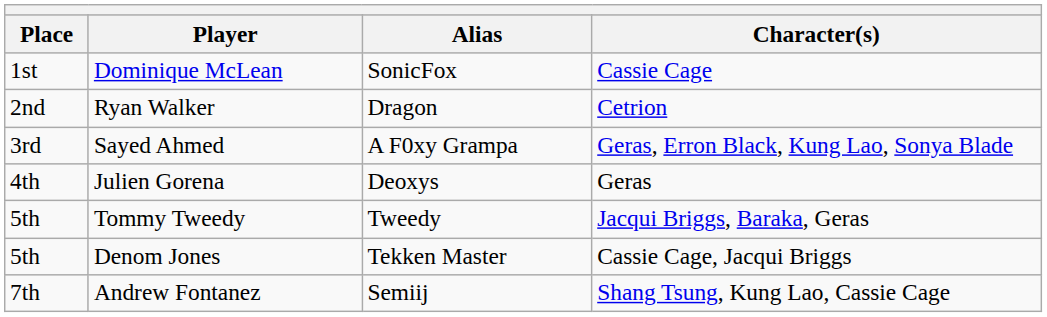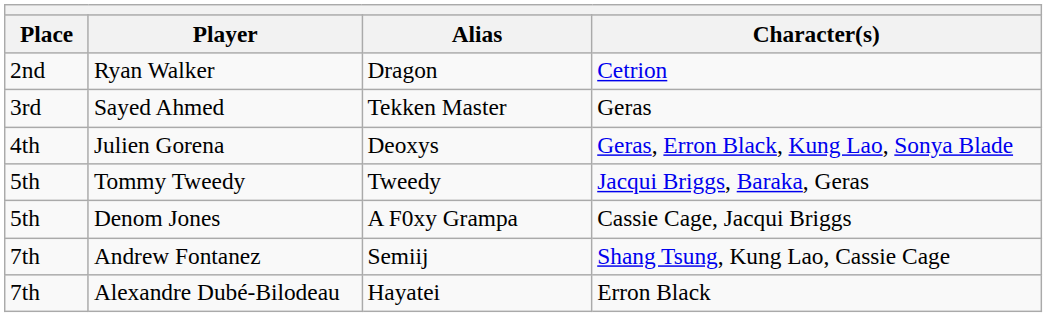- row: (188, 70)
(443, 144) A F0xy Grampa -> (437, 107) Tekken Master
(805, 144) Geras, Erron Black, Kung Lao, Sonya Blade -> (624, 107) Geras
(624, 181) Geras -> (805, 144) Geras, Erron Black, Kung Lao, Sonya Blade
(437, 256) Tekken Master -> (443, 219) A F0xy Grampa
+ row: (217, 293)
